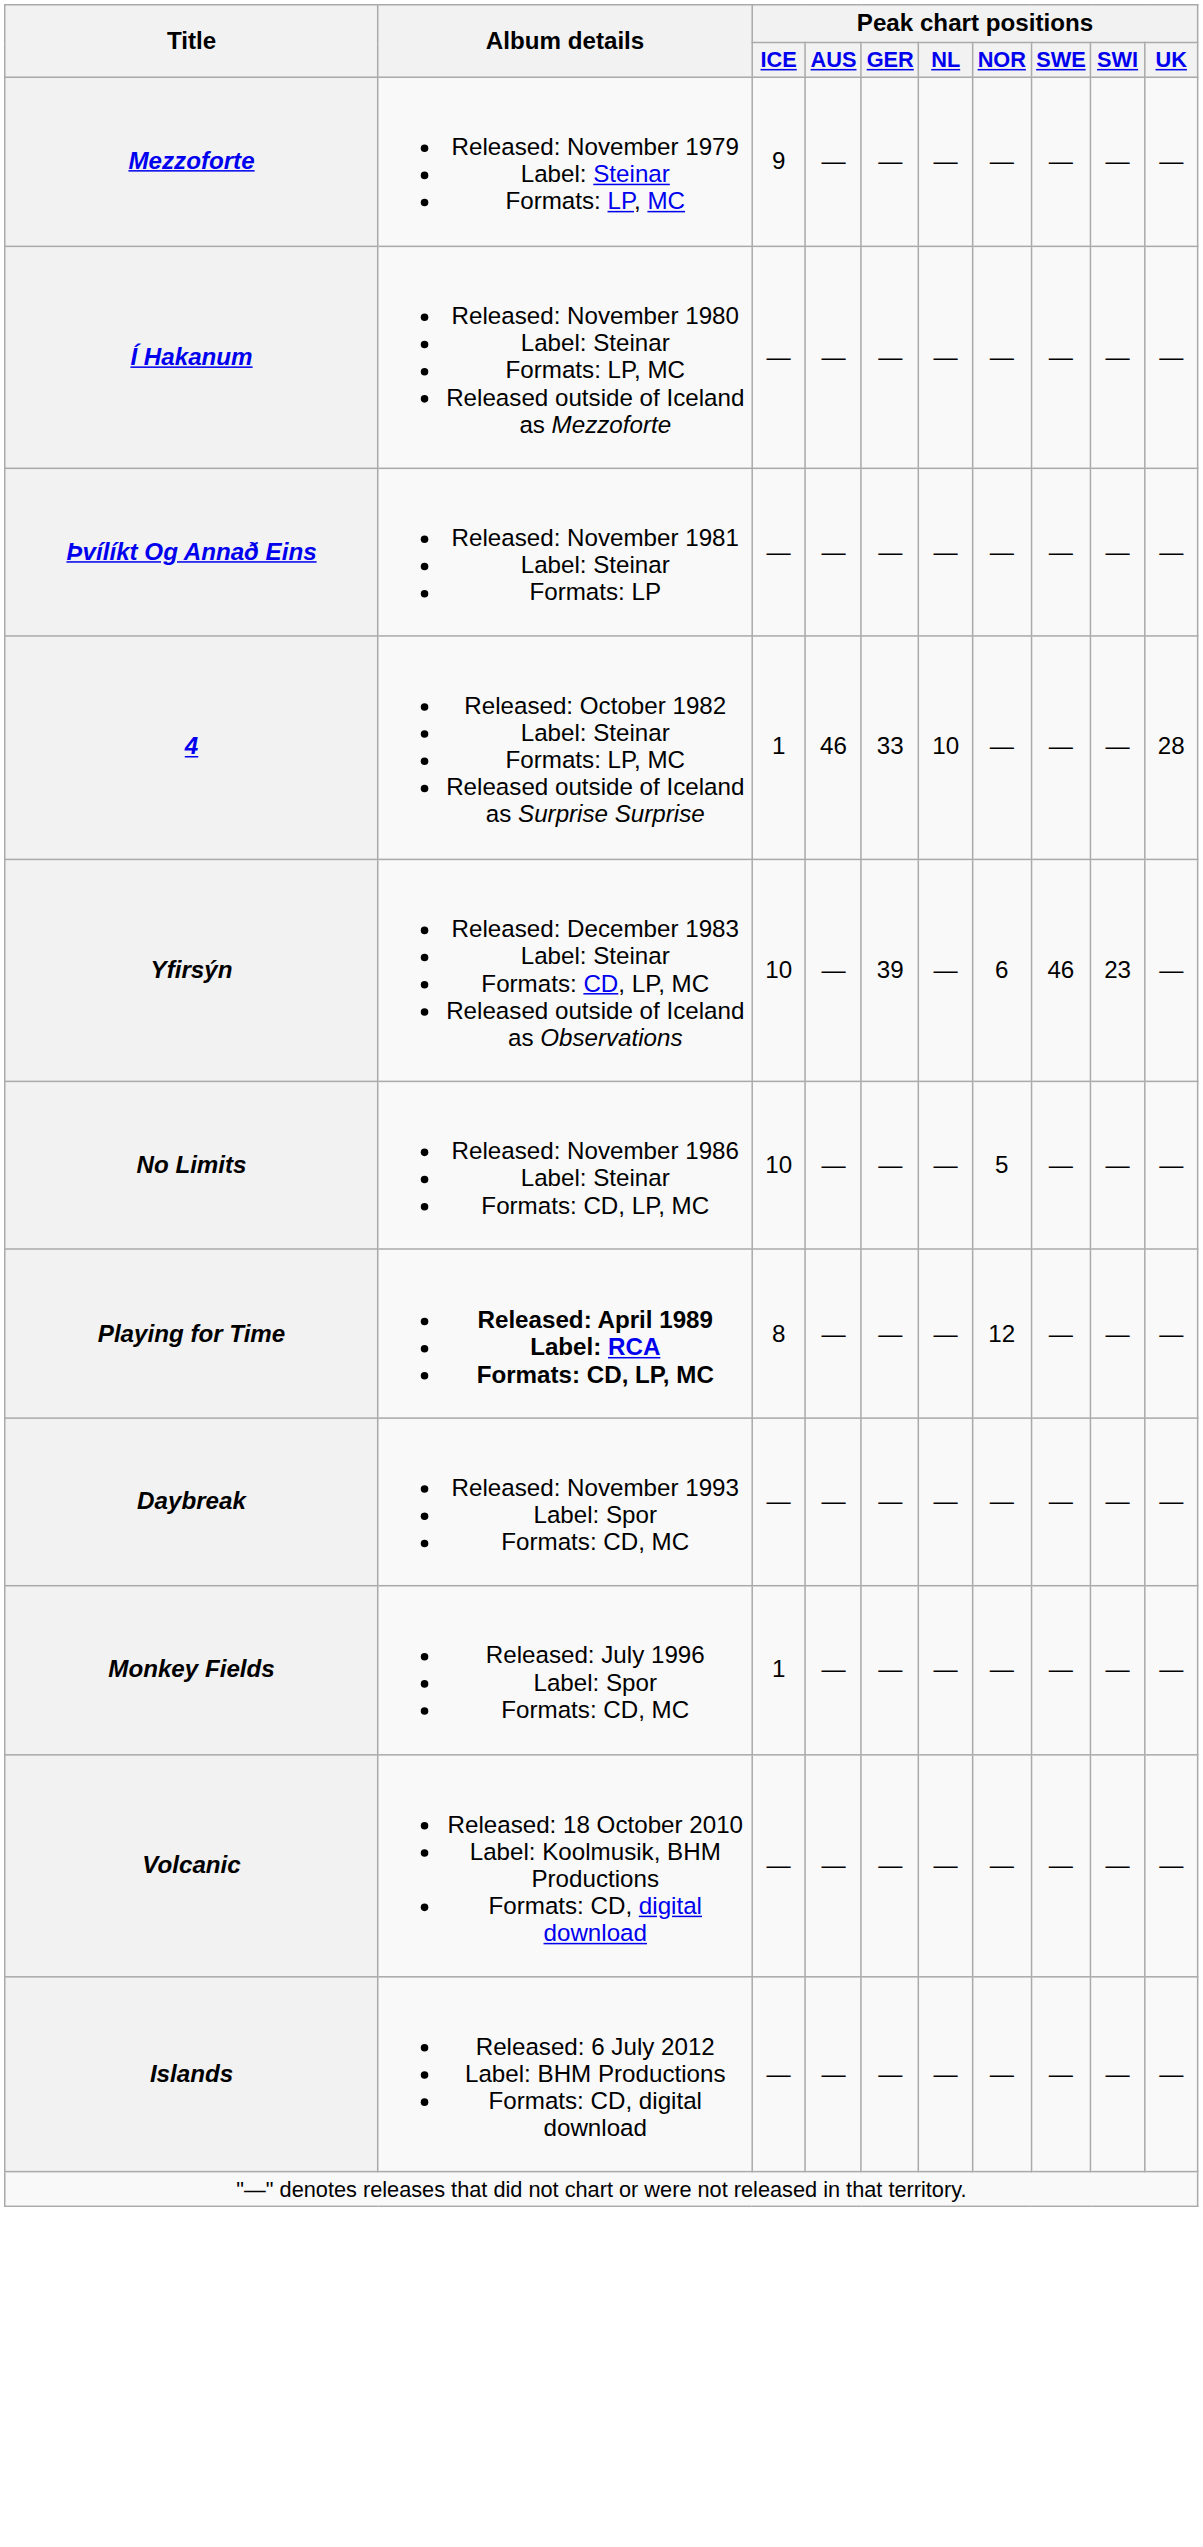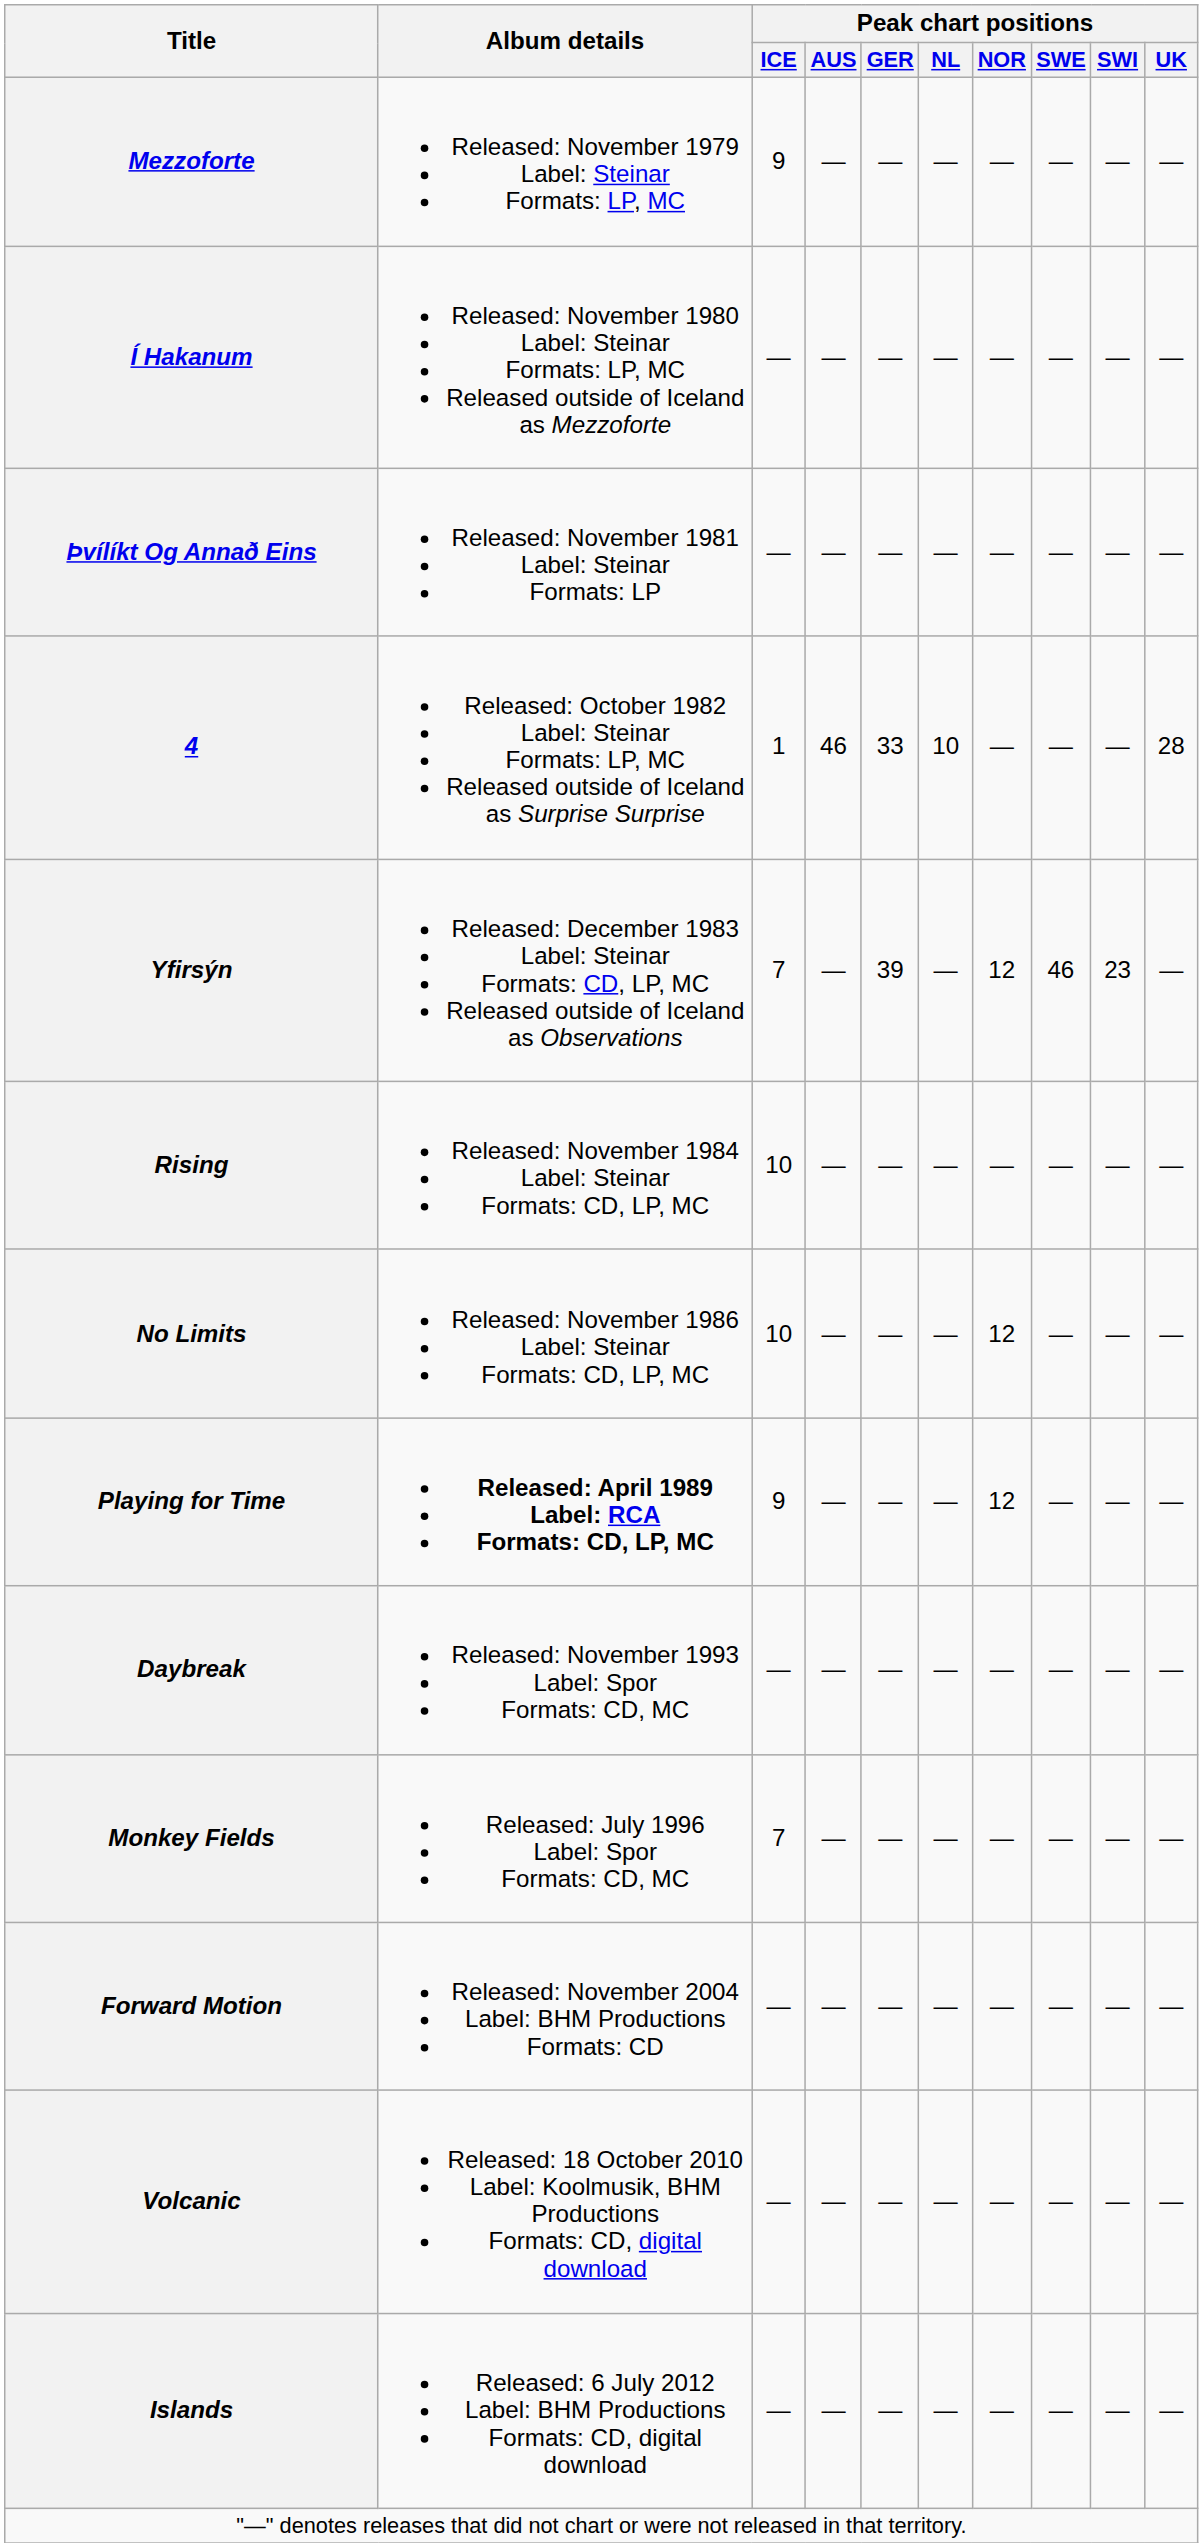(779, 969) 10 -> (779, 969) 7
(1002, 969) 6 -> (1002, 969) 12
+ row: (192, 1165)
(1002, 1165) 5 -> (1002, 1333) 12
(779, 1333) 8 -> (779, 1501) 9
(779, 1669) 1 -> (779, 1837) 7
+ row: (192, 2006)
